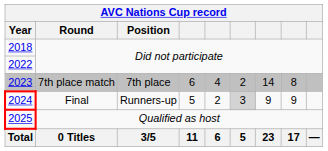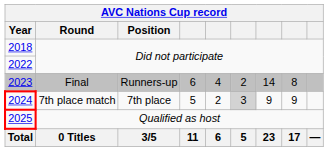(77, 82) 7th place match -> (77, 82) Final
(148, 82) 7th place -> (149, 82) Runners-up
(77, 100) Final -> (77, 100) 7th place match
(148, 100) Runners-up -> (149, 100) 7th place
